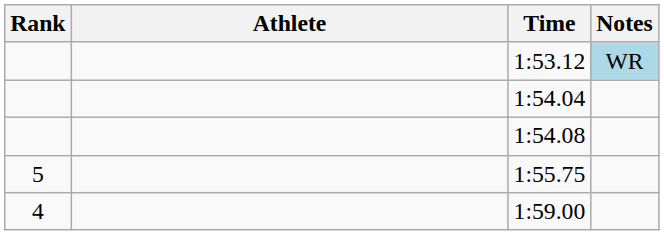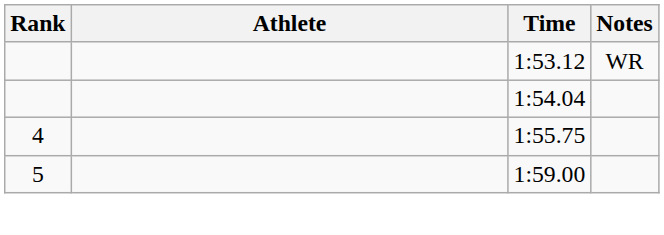(624, 60) lightblue background -> (624, 60) no background
- row: (549, 135)
(38, 173) 5 -> (38, 135) 4
(38, 211) 4 -> (38, 173) 5
